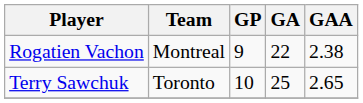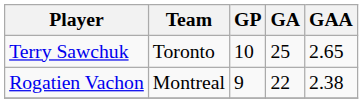rows swapped: (69, 82) <-> (76, 51)
